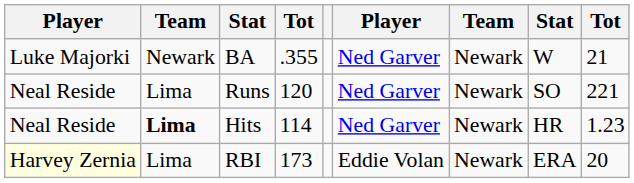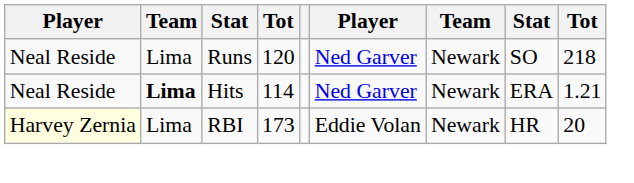- row: (240, 56)
(603, 90) 221 -> (580, 56) 218
(548, 125) HR -> (532, 90) ERA
(606, 125) 1.23 -> (582, 90) 1.21
(555, 159) ERA -> (525, 125) HR
